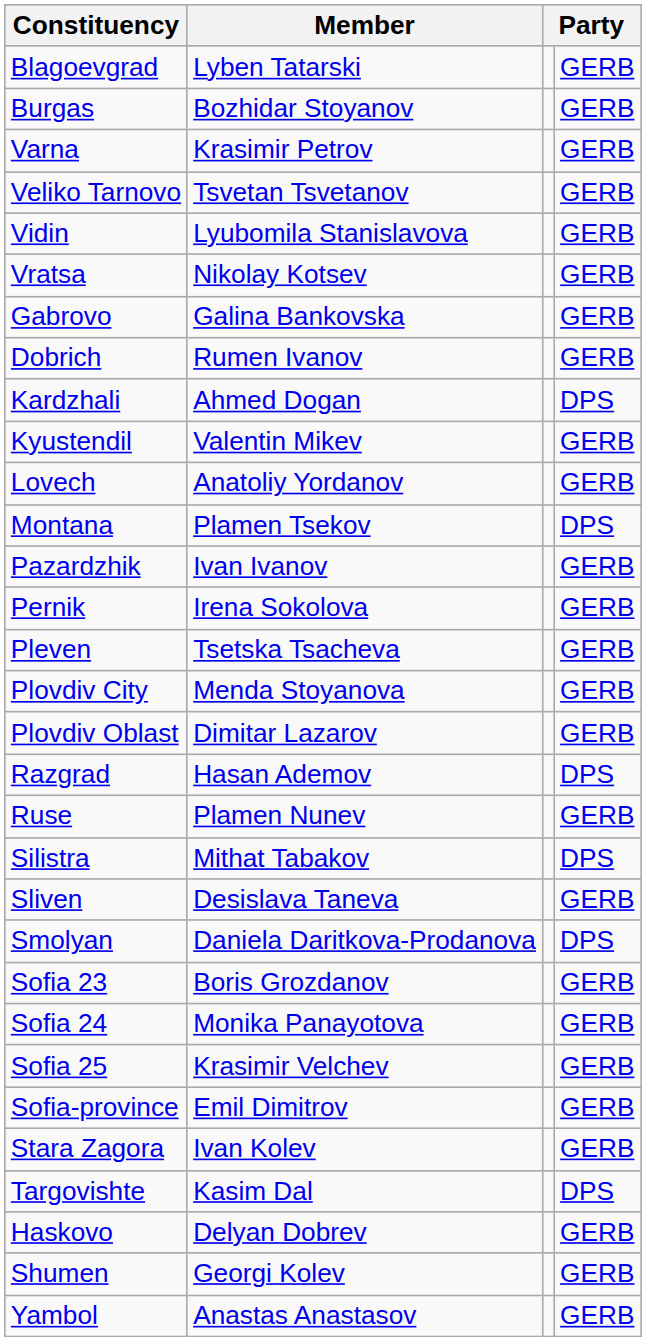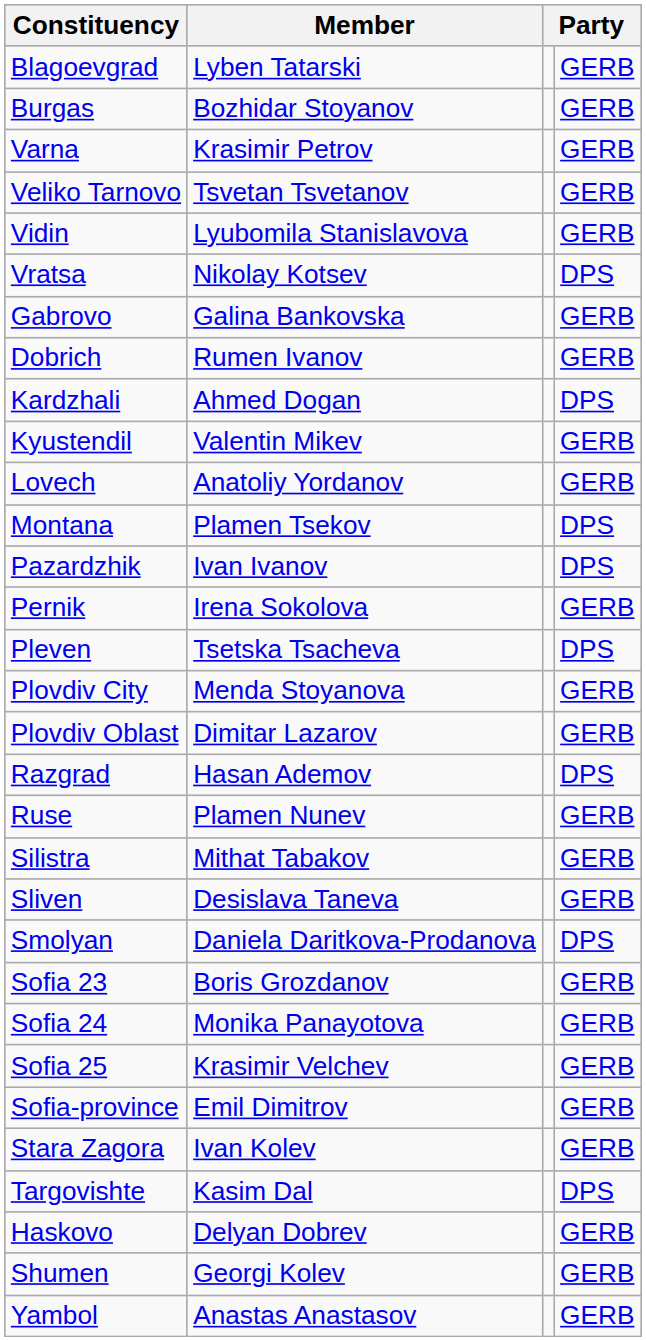(597, 274) GERB -> (587, 274) DPS
(597, 566) GERB -> (587, 566) DPS
(597, 649) GERB -> (587, 649) DPS
(587, 857) DPS -> (597, 857) GERB
